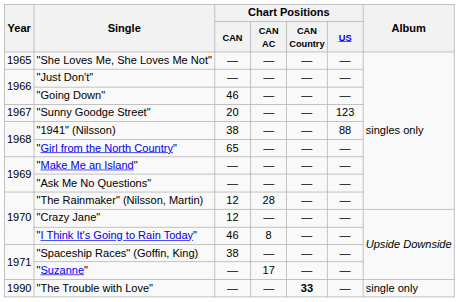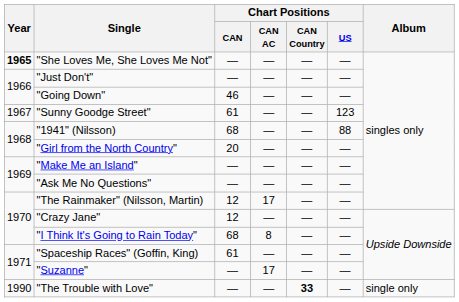(19, 60) normal -> (19, 60) bold
(233, 113) 20 -> (233, 113) 61
(233, 130) 38 -> (233, 130) 68
(233, 148) 65 -> (233, 148) 20
(269, 200) 28 -> (269, 200) 17
(233, 235) 46 -> (233, 235) 68
(233, 253) 38 -> (233, 253) 61
